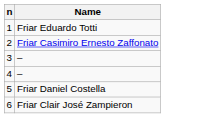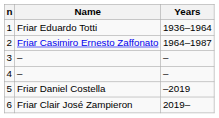+ column: (187, 12)
